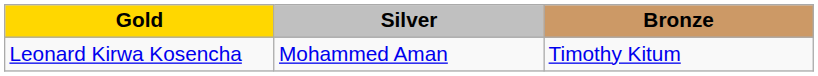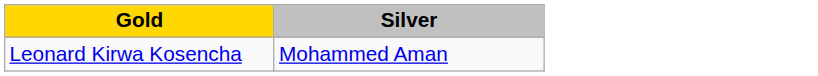- column: (679, 20)
